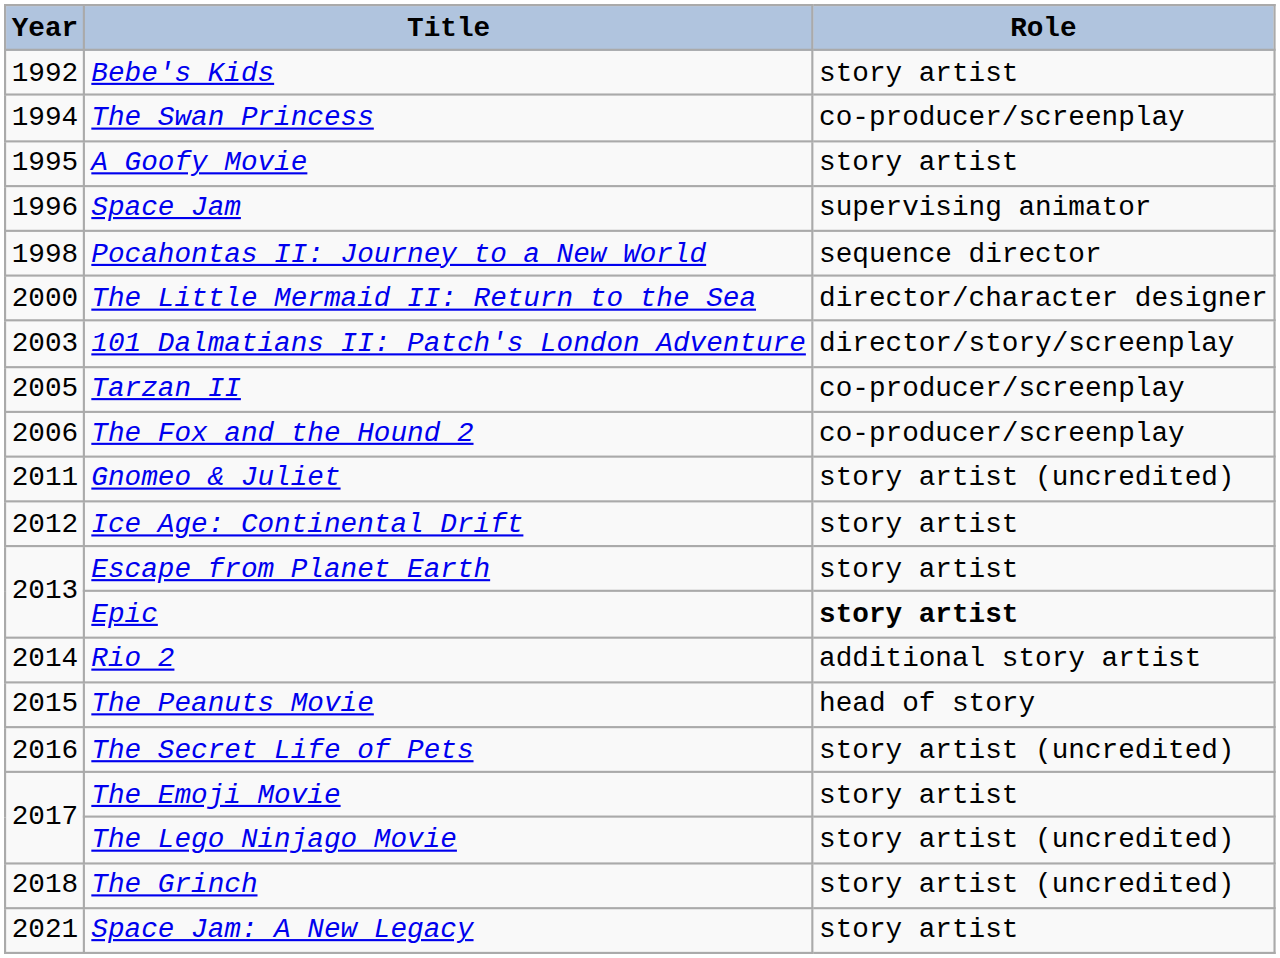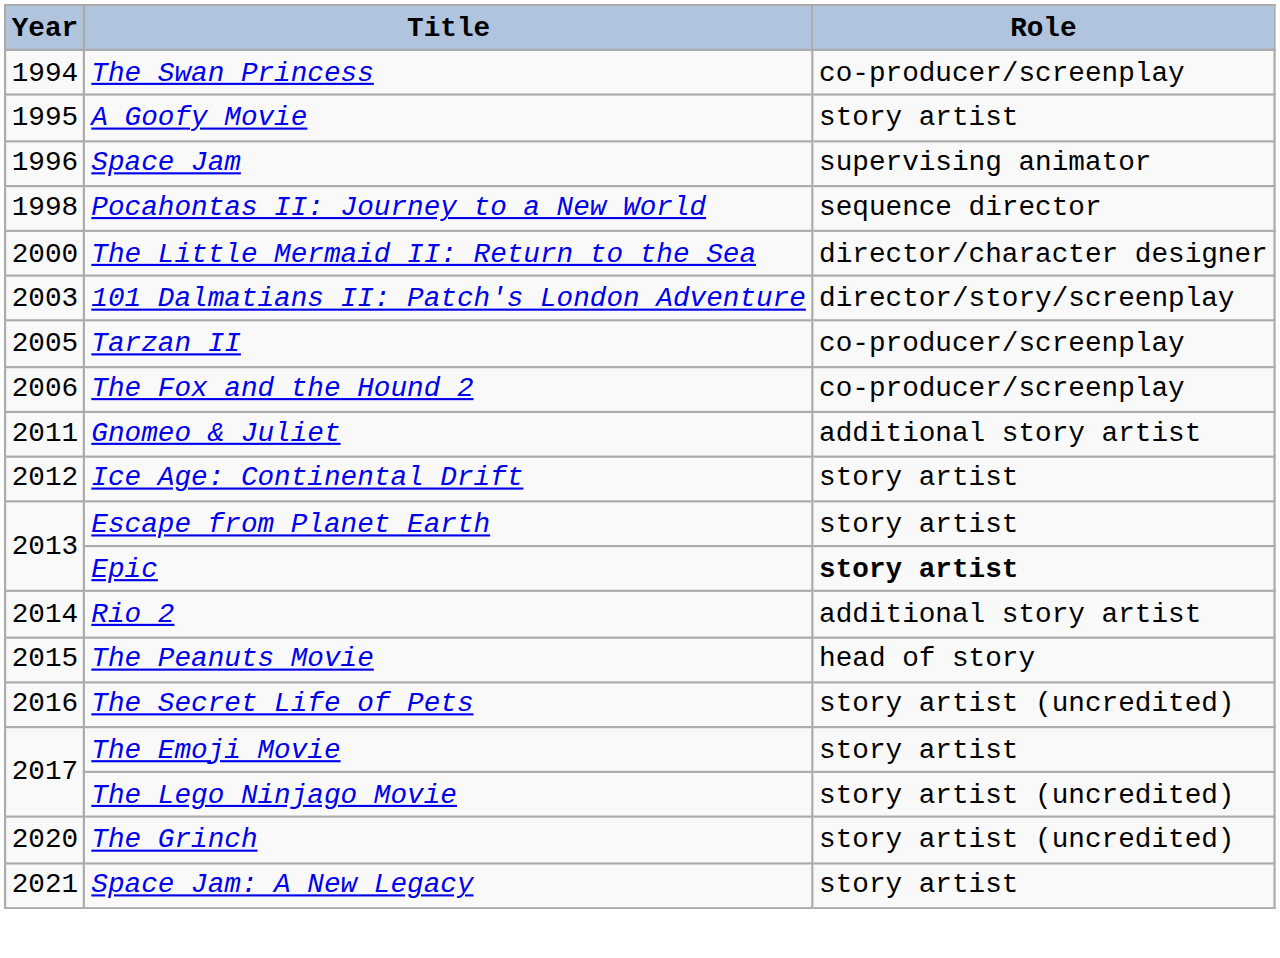- row: (183, 73)
(1027, 479) story artist (uncredited) -> (1010, 434) additional story artist
(45, 885) 2018 -> (45, 840) 2020
